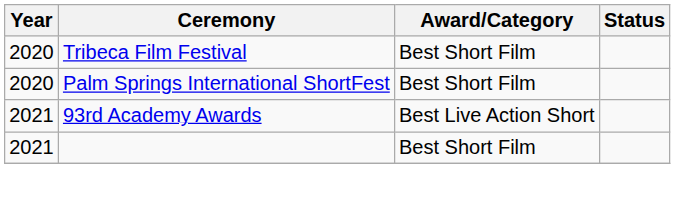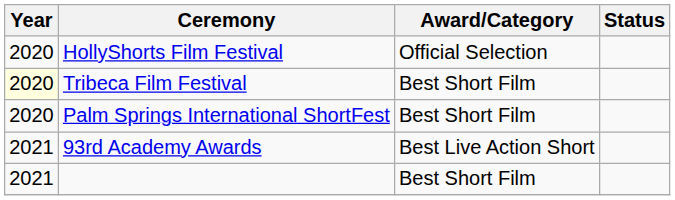+ row: (173, 52)
(31, 52) no background -> (31, 83) lightyellow background
